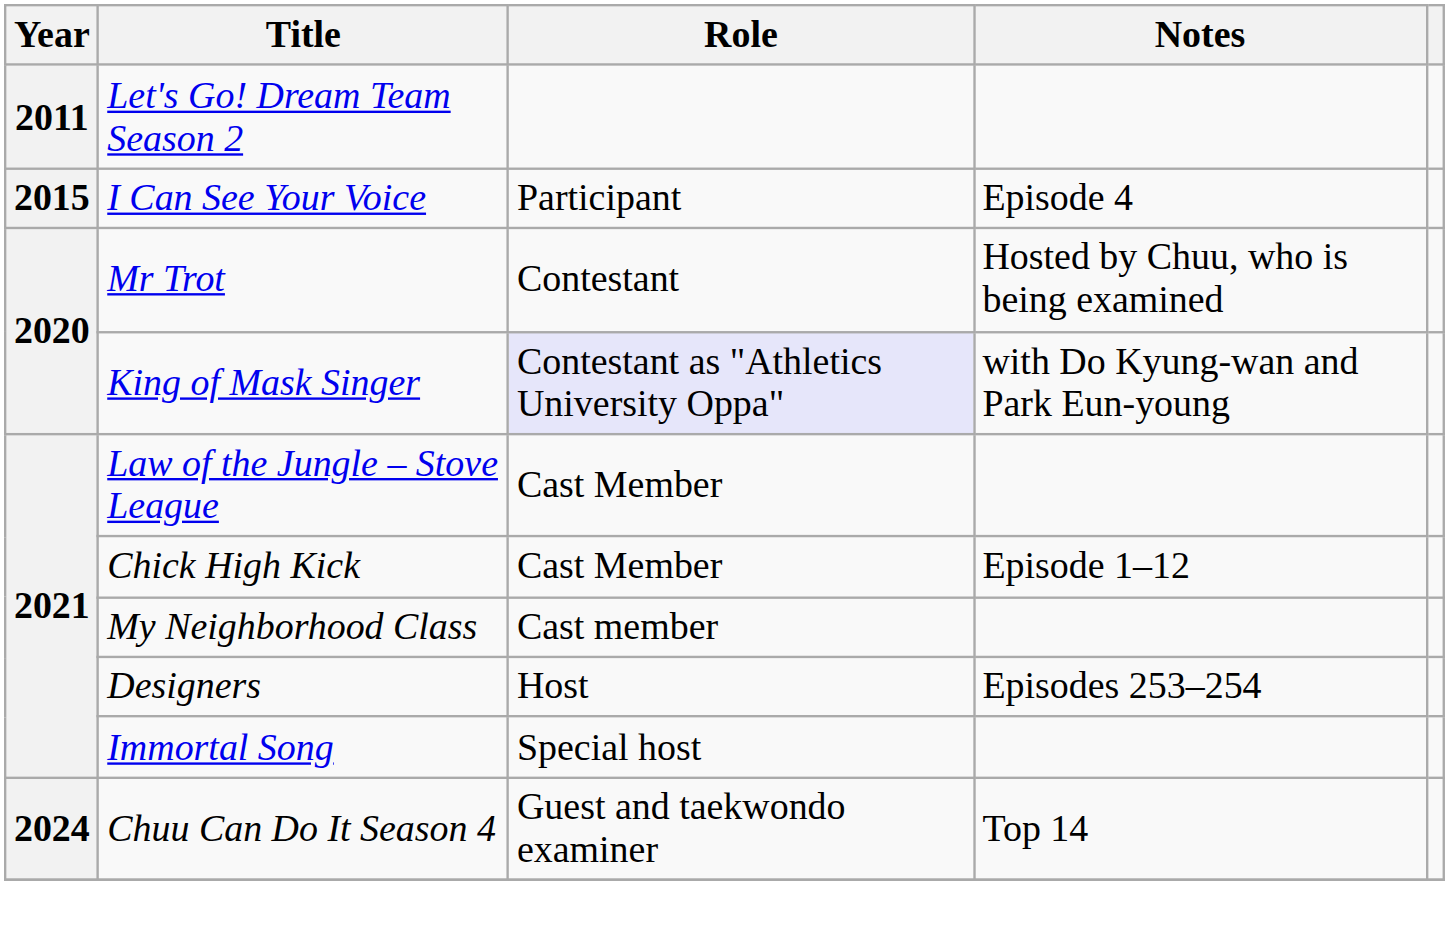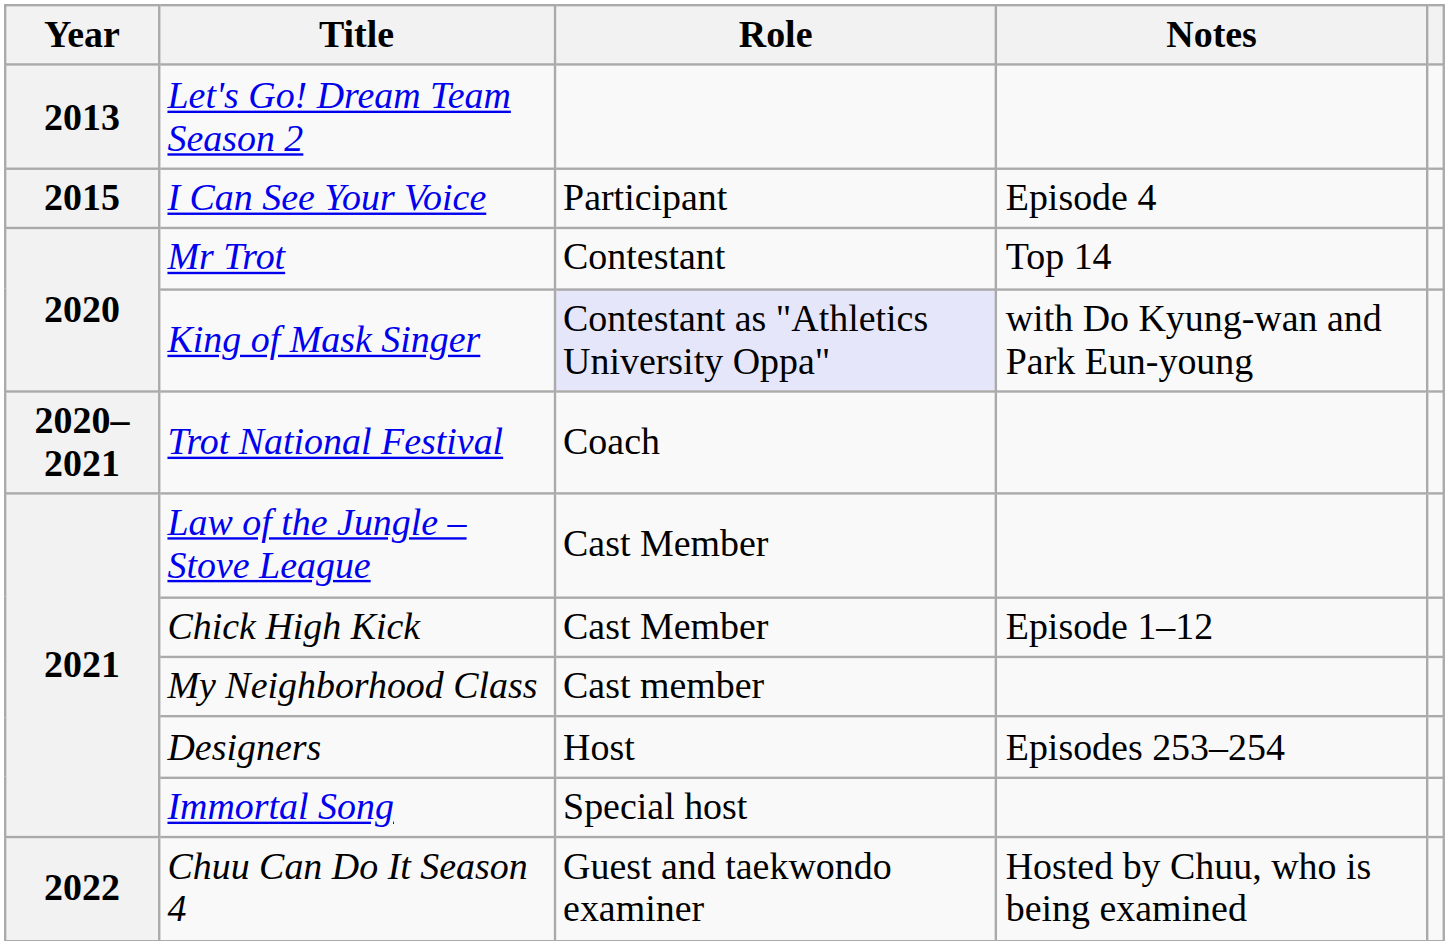(52, 116) 2011 -> (82, 116) 2013
(1165, 278) Hosted by Chuu, who is being examined -> (1059, 257) Top 14
+ row: (335, 441)
(52, 827) 2024 -> (82, 888) 2022
(1035, 827) Top 14 -> (1188, 888) Hosted by Chuu, who is being examined
